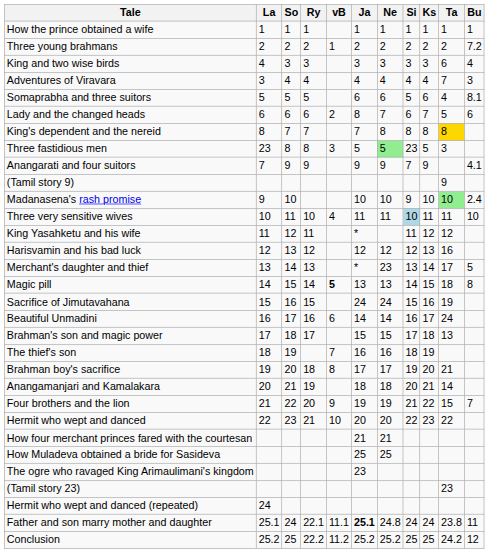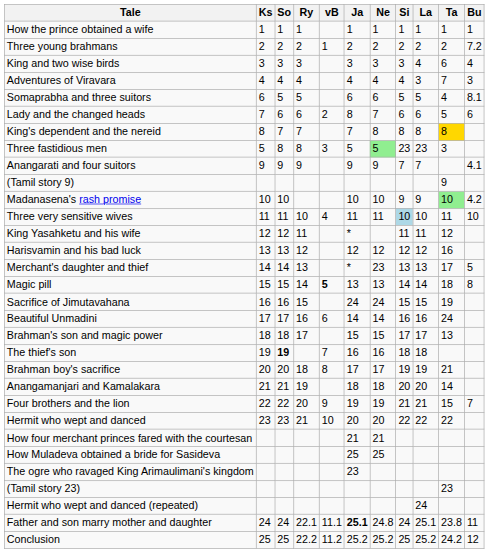columns swapped: (429, 13) <-> (269, 13)
(474, 200) 2.4 -> (474, 200) 4.2
(290, 353) normal -> (283, 353) bold
